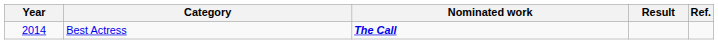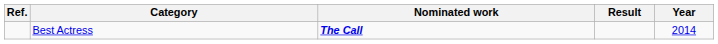columns swapped: (34, 13) <-> (701, 13)
